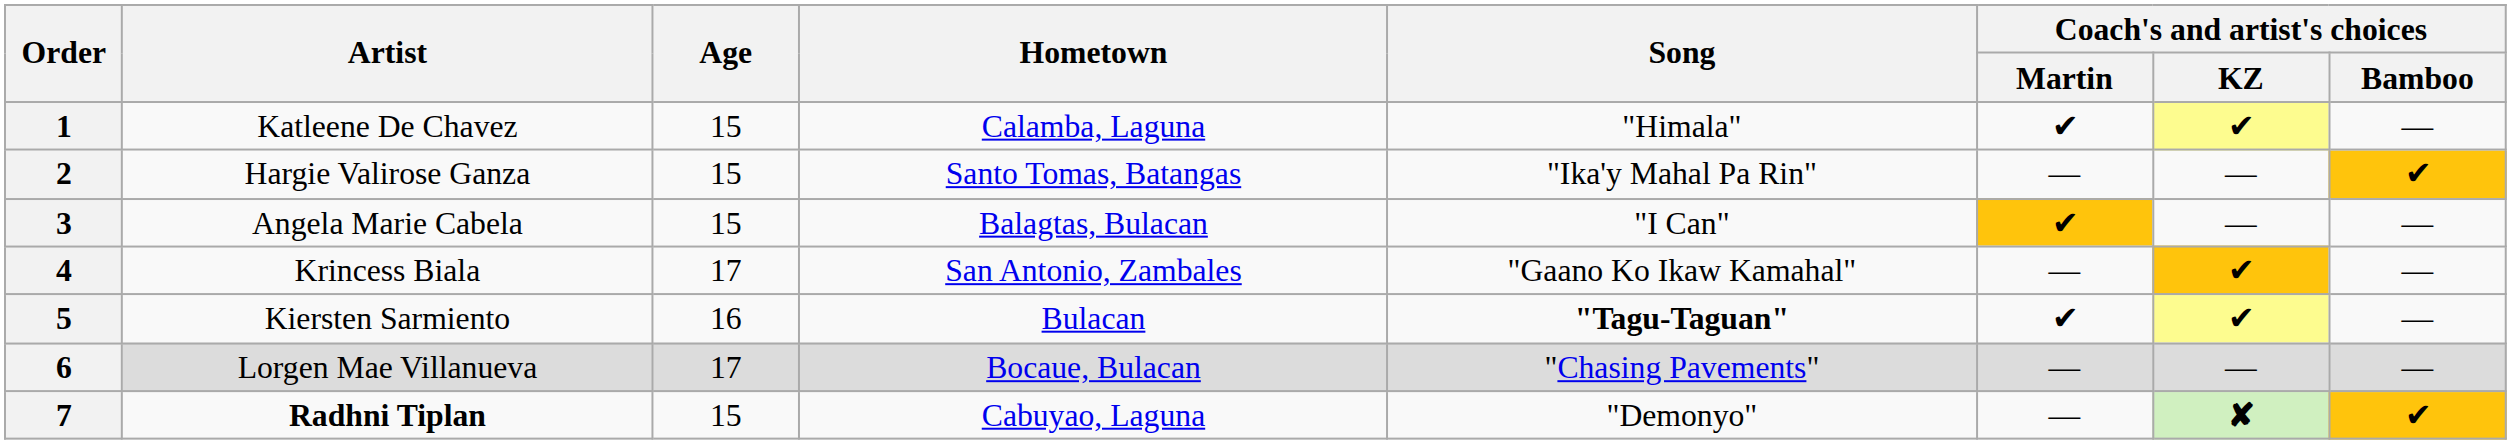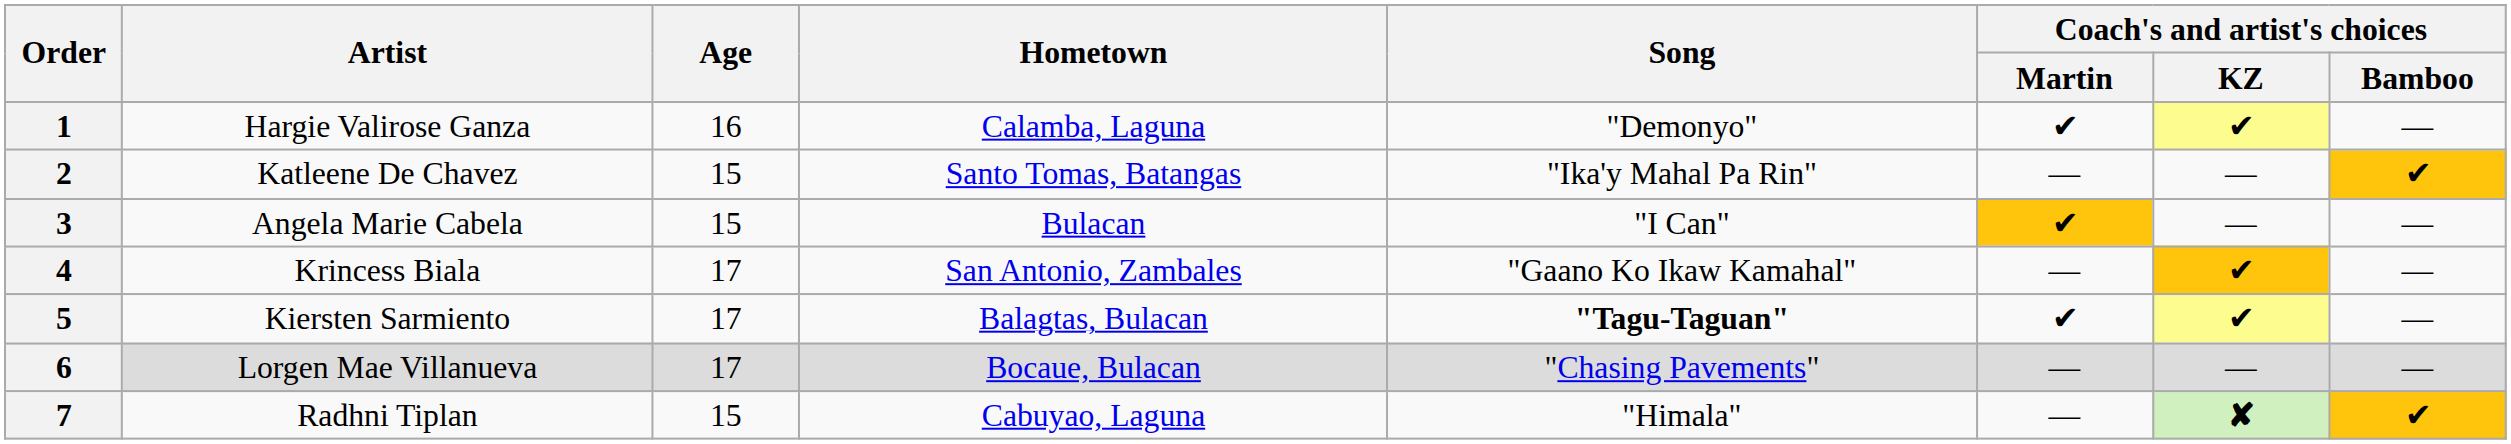(387, 126) Katleene De Chavez -> (387, 126) Hargie Valirose Ganza
(726, 126) 15 -> (726, 126) 16
(1682, 126) "Himala" -> (1682, 126) "Demonyo"
(387, 174) Hargie Valirose Ganza -> (387, 174) Katleene De Chavez
(1093, 222) Balagtas, Bulacan -> (1093, 222) Bulacan
(726, 319) 16 -> (726, 319) 17
(1093, 319) Bulacan -> (1093, 319) Balagtas, Bulacan
(387, 415) bold -> (387, 415) normal
(1682, 415) "Demonyo" -> (1682, 415) "Himala"
